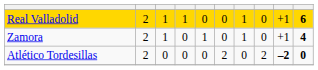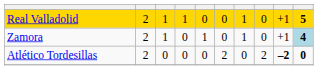(303, 18) 6 -> (303, 18) 5
(303, 37) no background -> (303, 37) lightblue background
